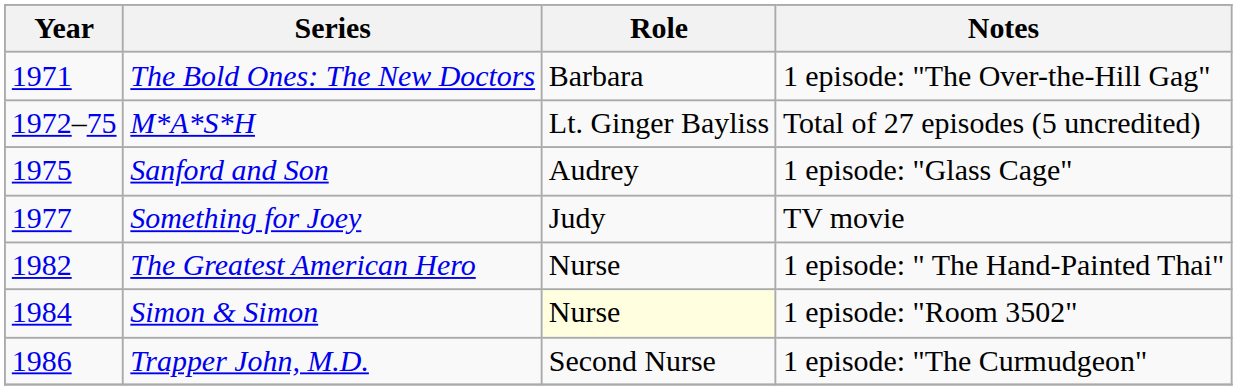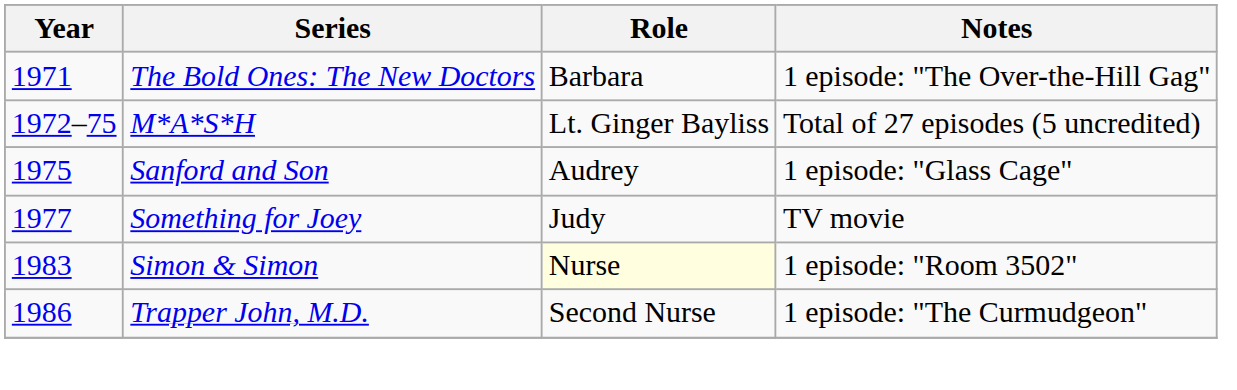- row: (303, 265)
(42, 312) 1984 -> (42, 265) 1983
